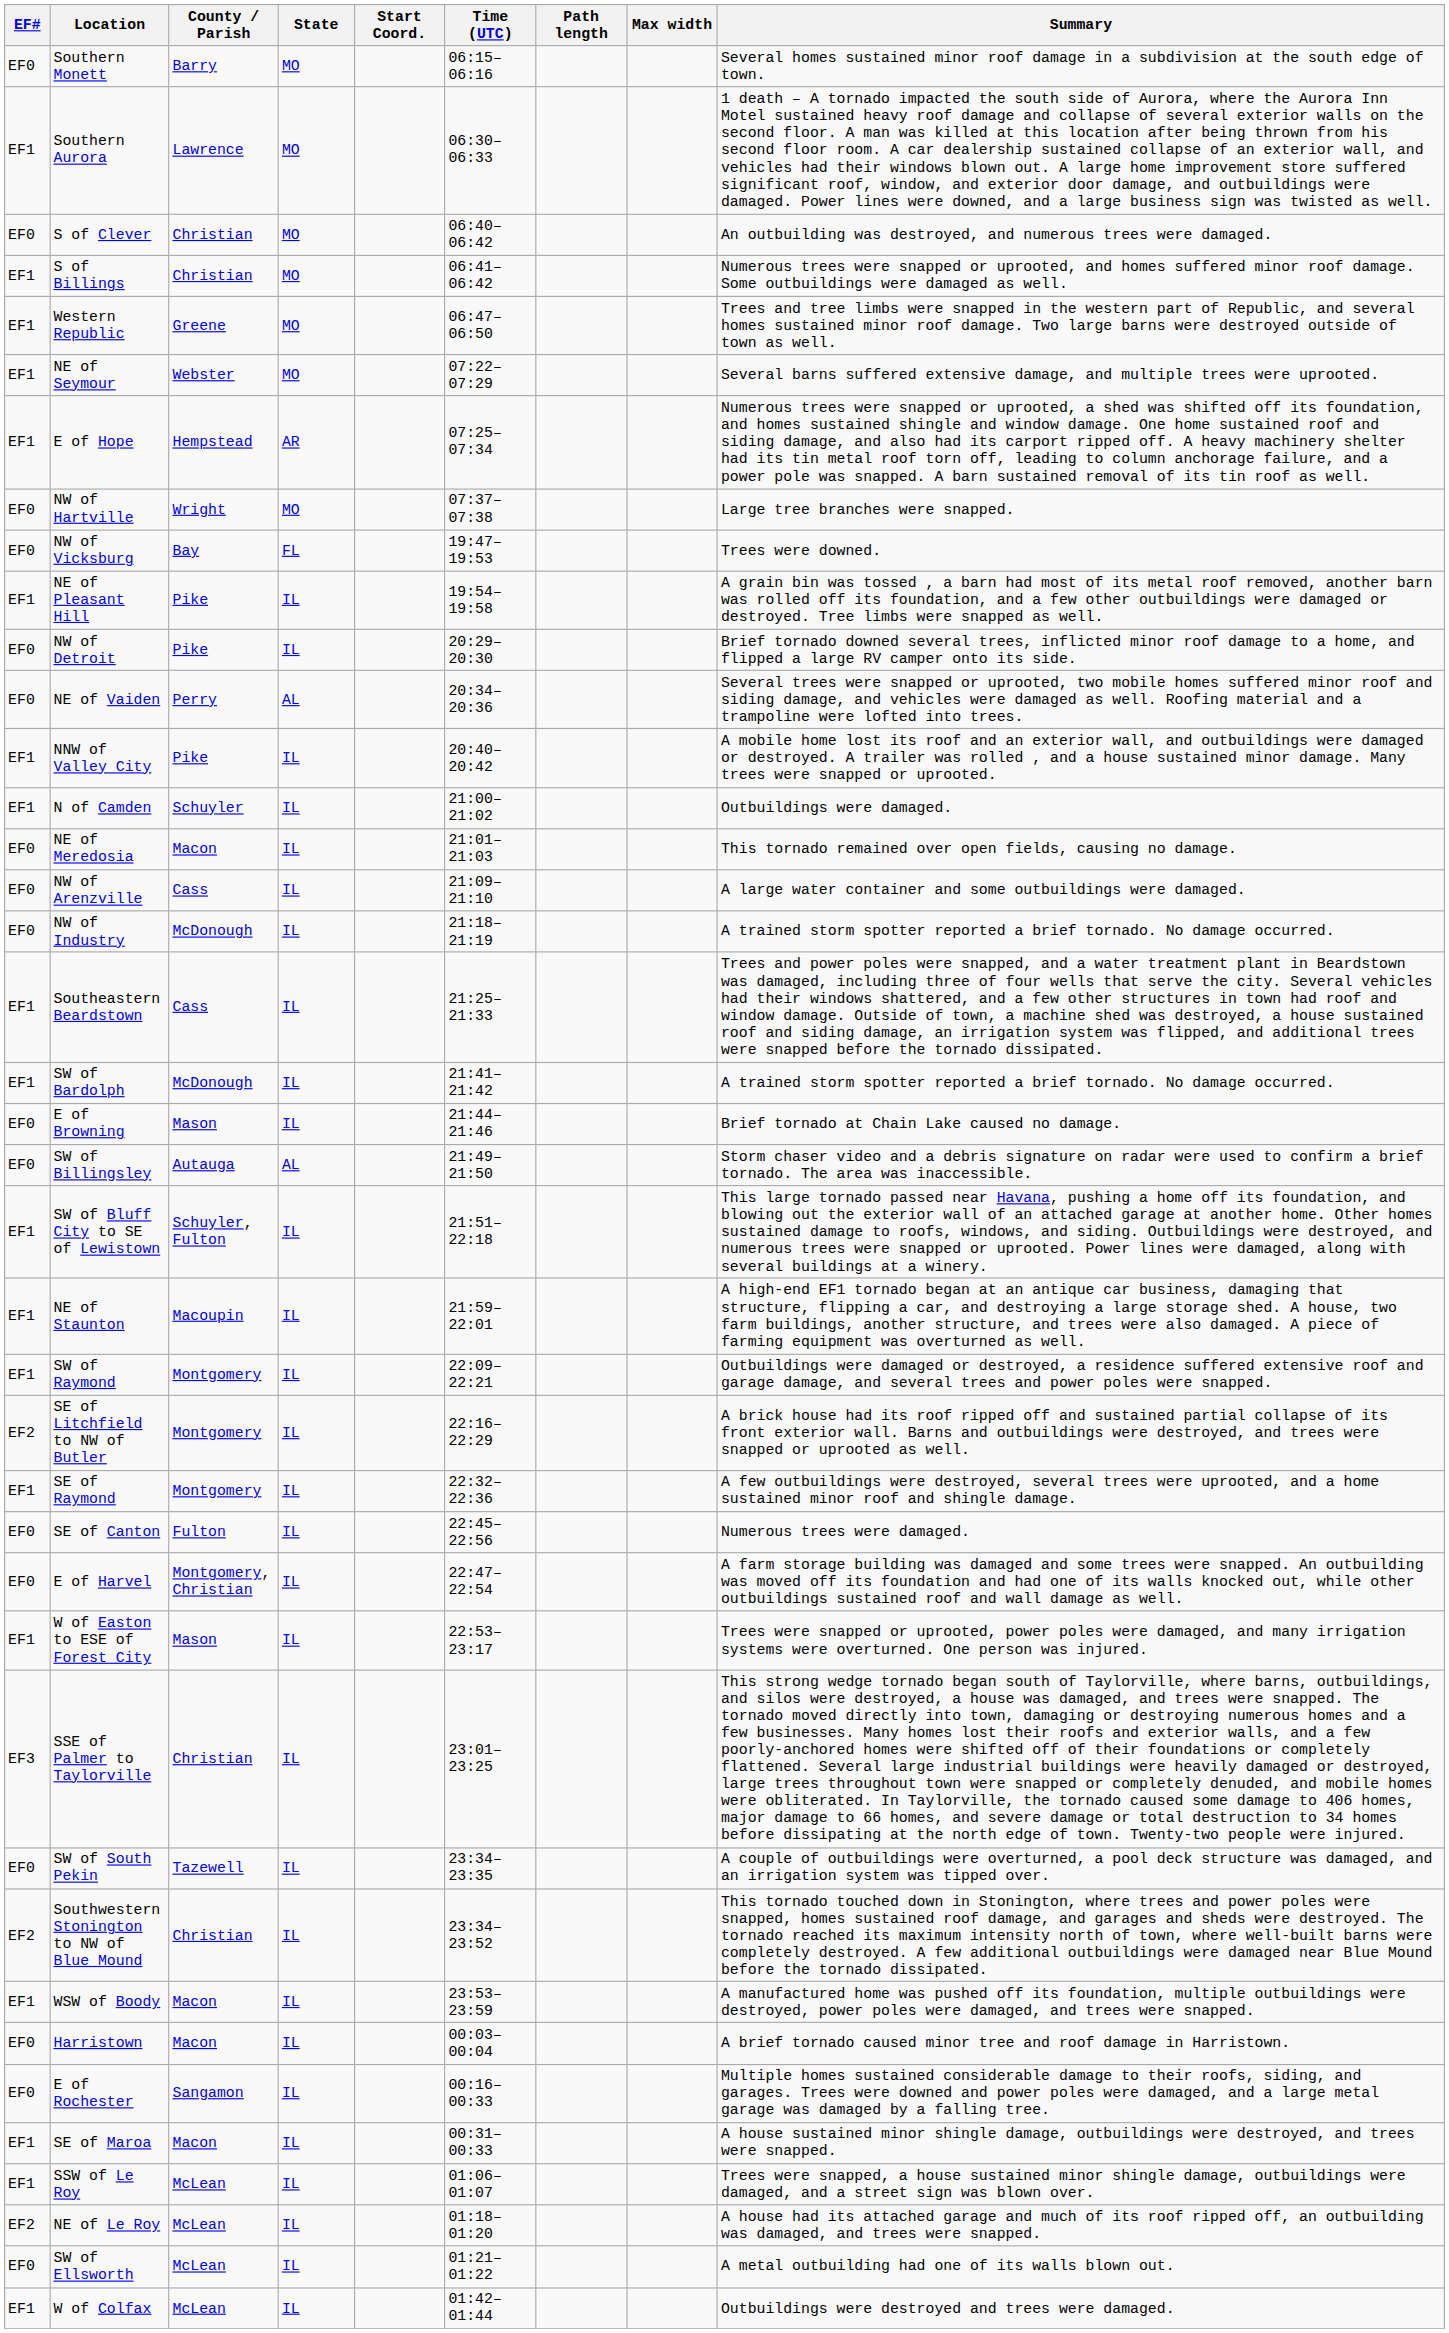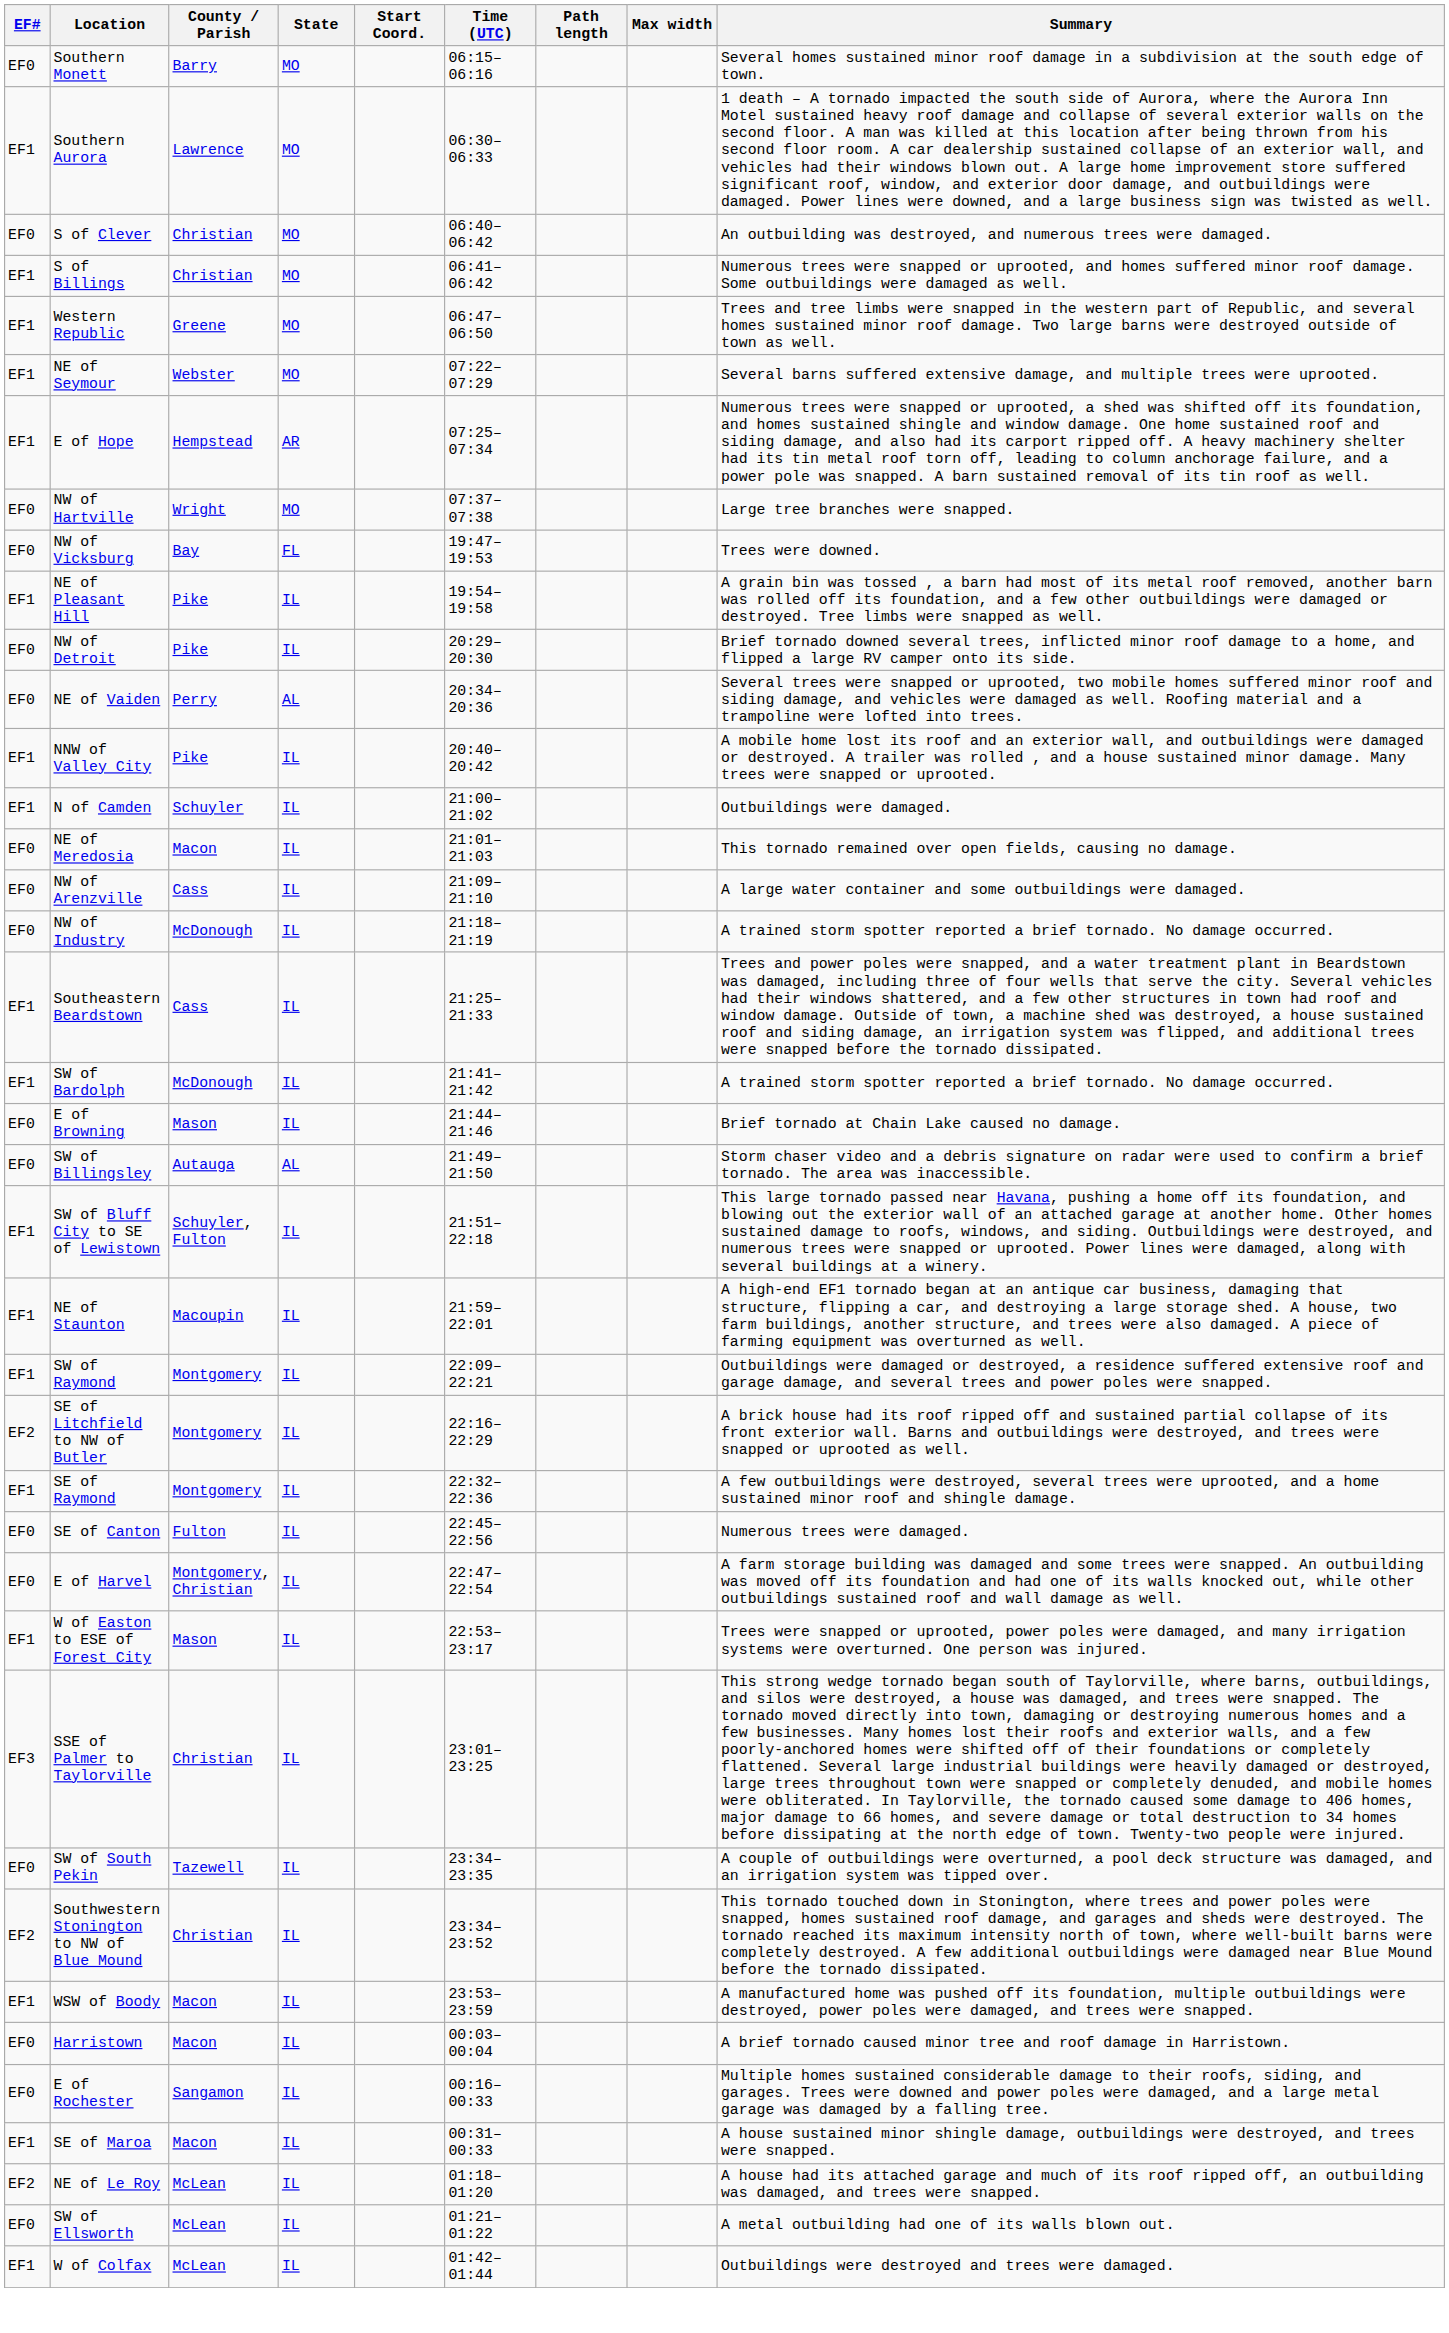- row: (94, 2184)
